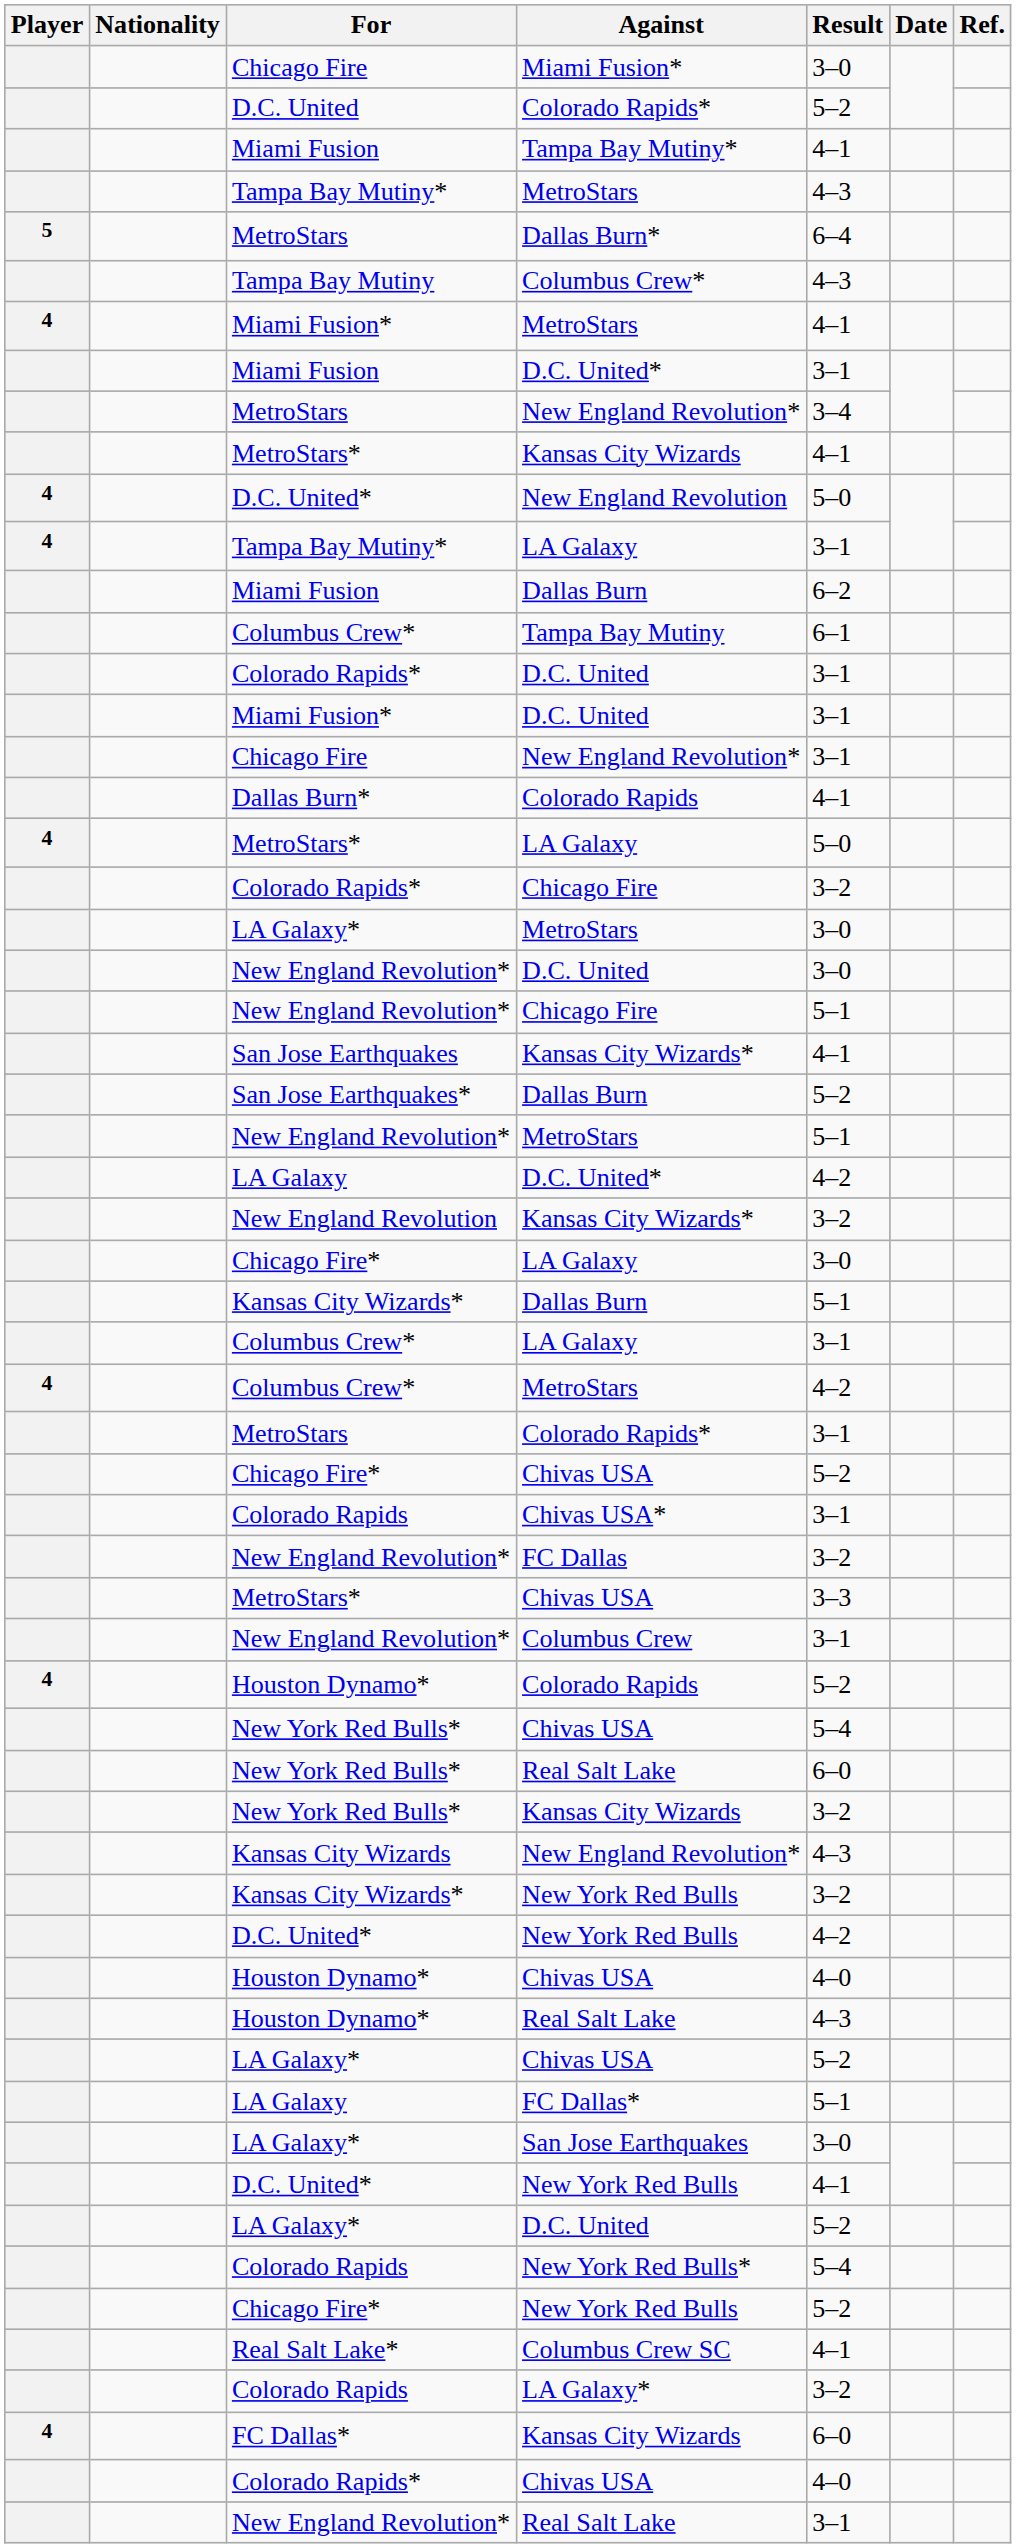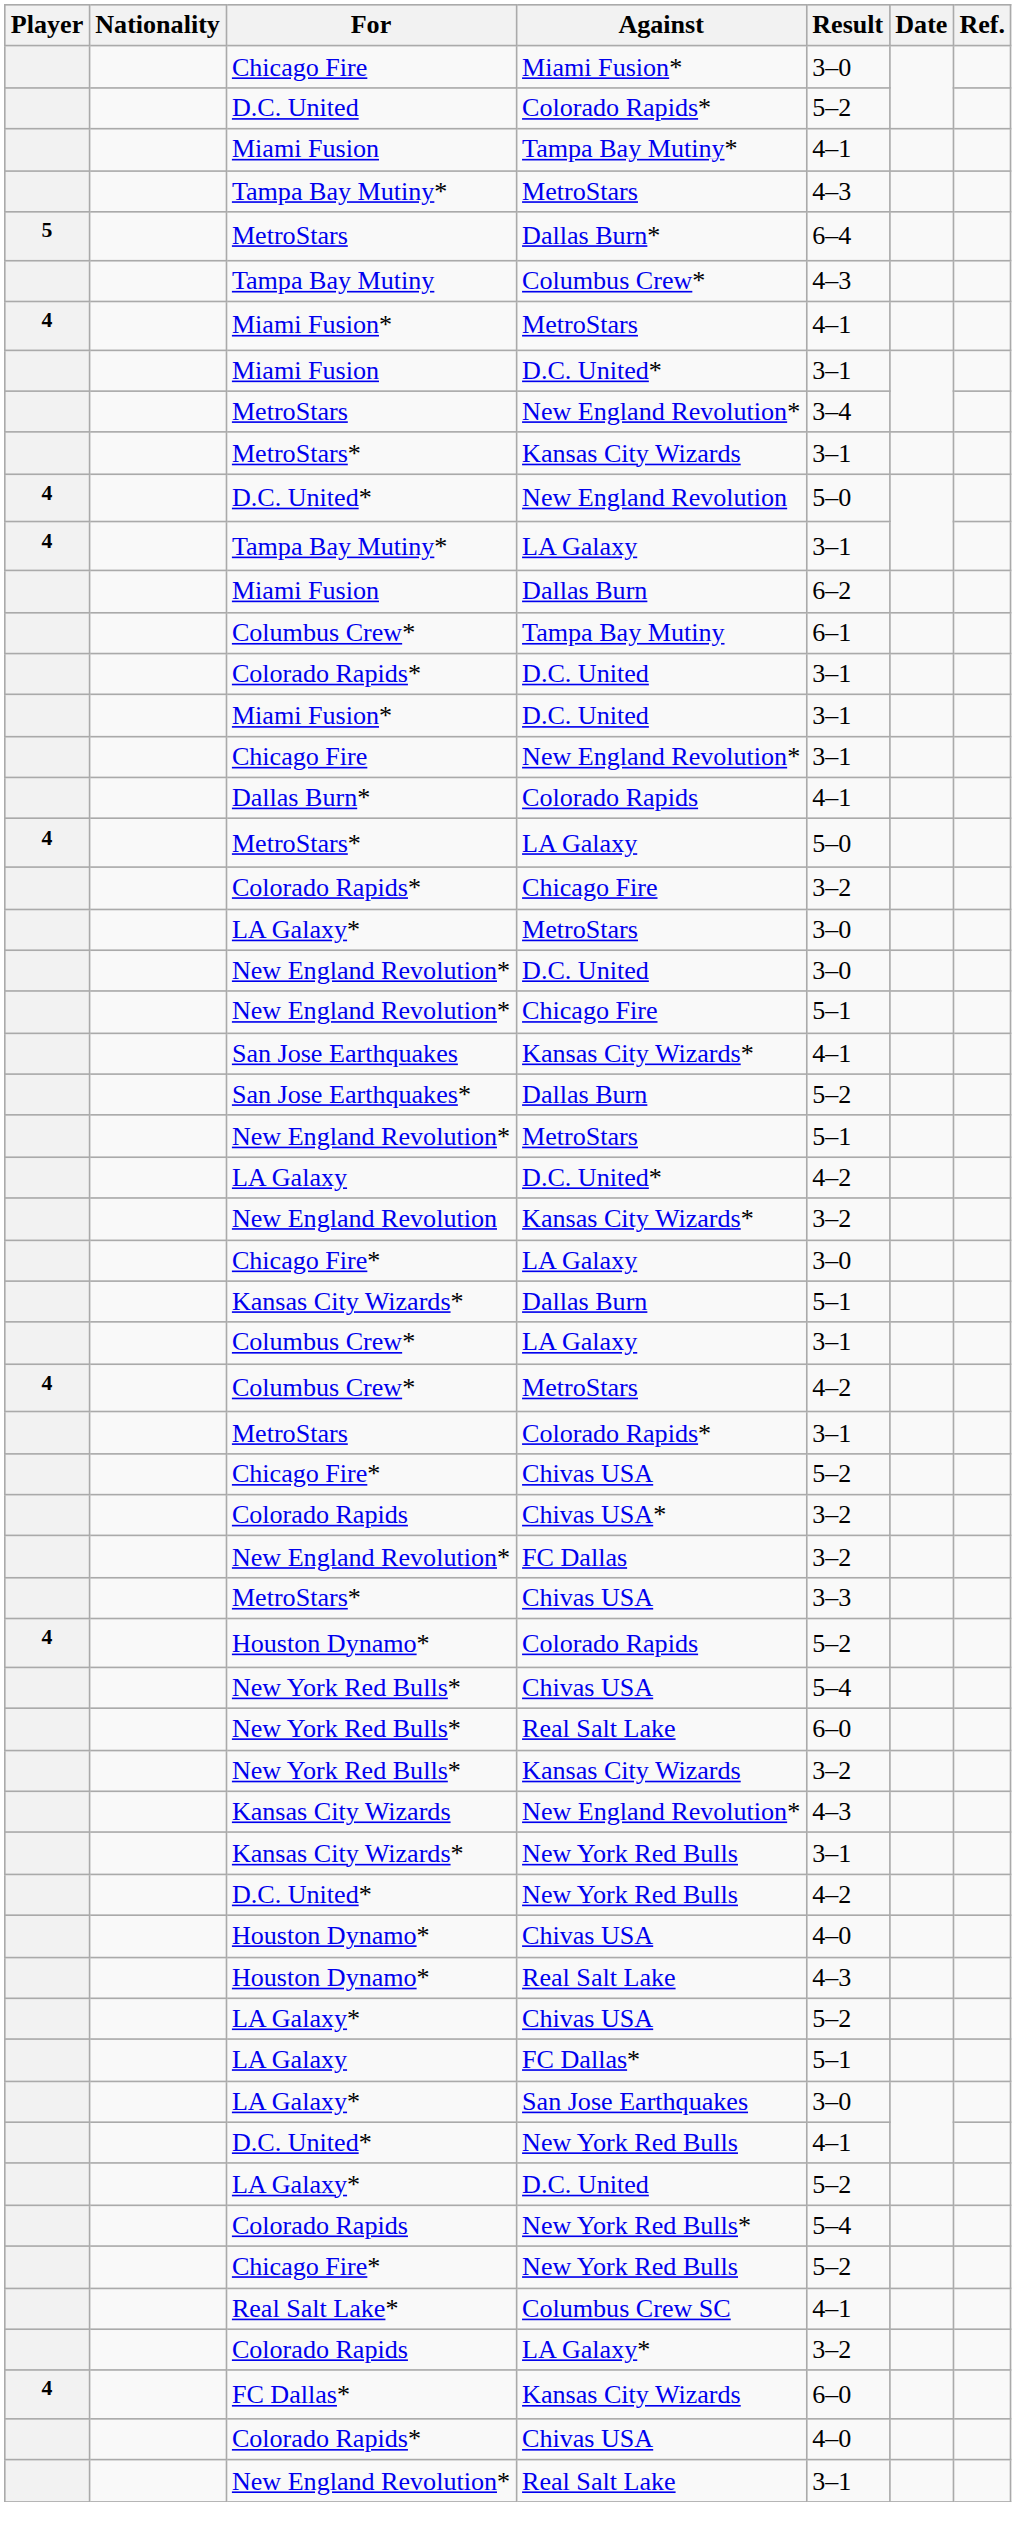(832, 452) 4–1 -> (832, 452) 3–1
(832, 1515) 3–1 -> (832, 1515) 3–2
- row: (371, 1639)
(832, 1894) 3–2 -> (832, 1853) 3–1
